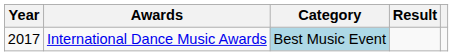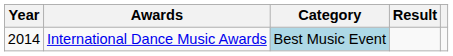(24, 39) 2017 -> (24, 39) 2014
